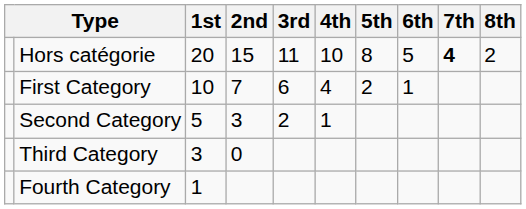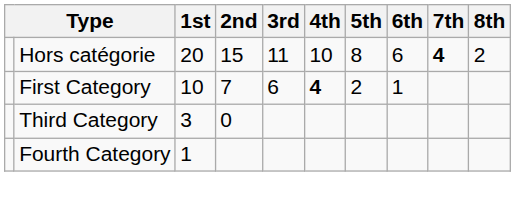(408, 54) 5 -> (397, 54) 6
(326, 87) normal -> (315, 87) bold
- row: (100, 120)
